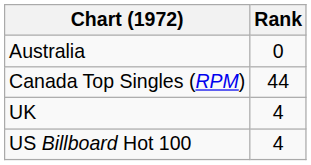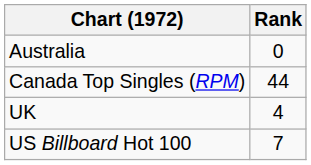(278, 143) 4 -> (278, 143) 7
